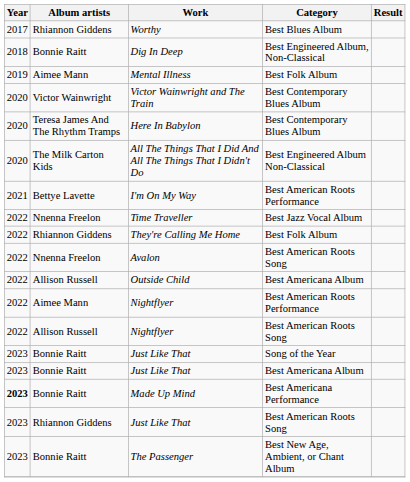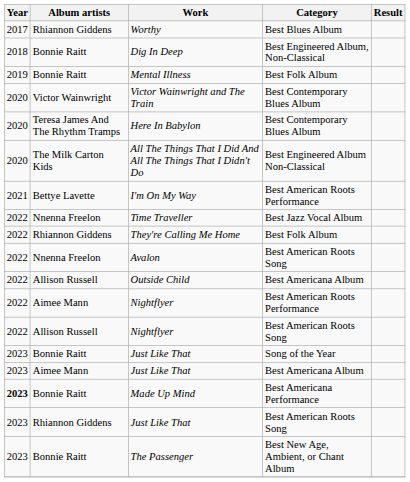(60, 74) Aimee Mann -> (60, 74) Bonnie Raitt
(60, 371) Bonnie Raitt -> (60, 371) Aimee Mann
